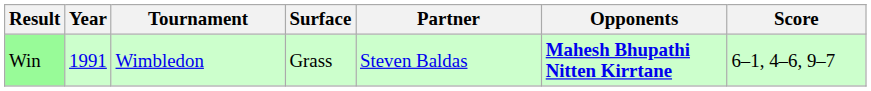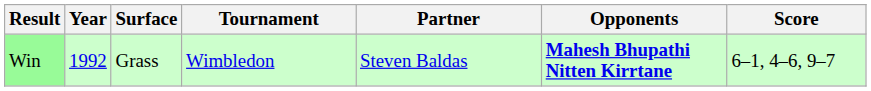columns swapped: (198, 19) <-> (320, 19)
(88, 60) 1991 -> (88, 60) 1992
